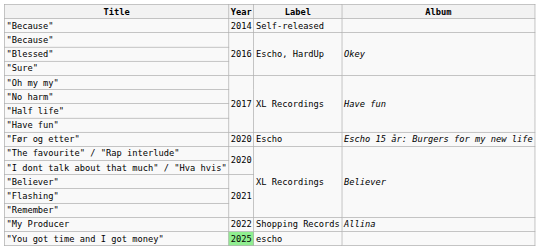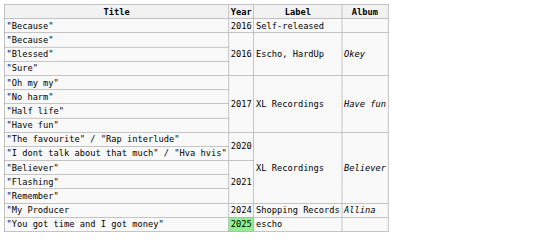(241, 26) 2014 -> (241, 26) 2016
- row: (43, 139)
(241, 224) 2022 -> (241, 210) 2024
